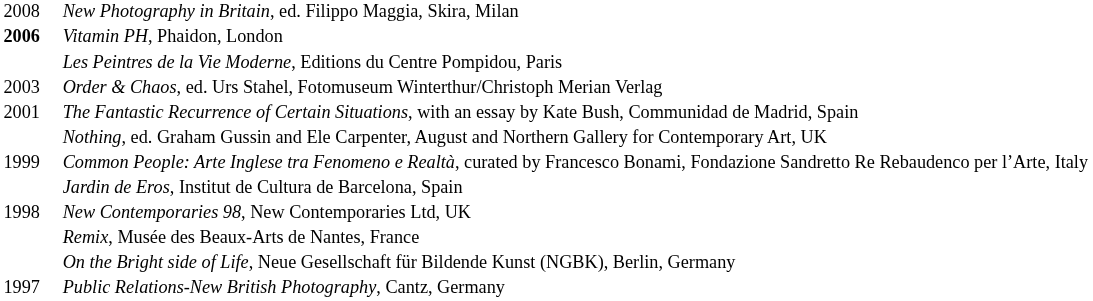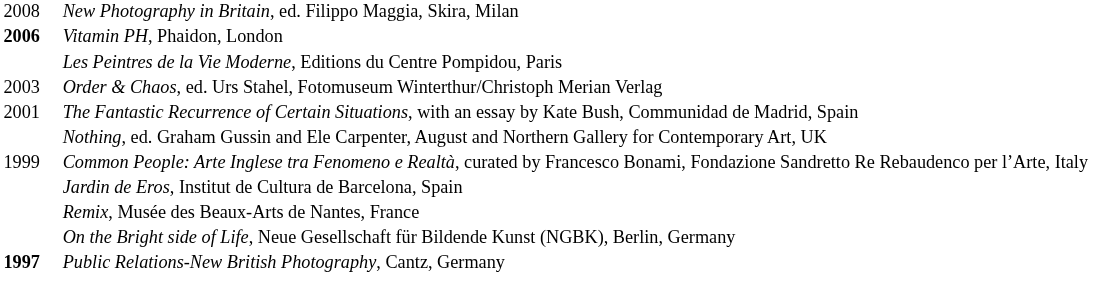- row: (267, 212)
(22, 287) normal -> (22, 262) bold
